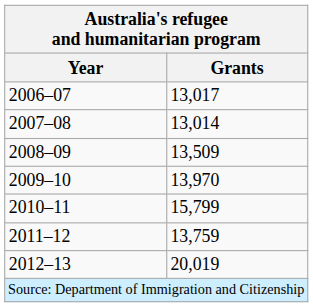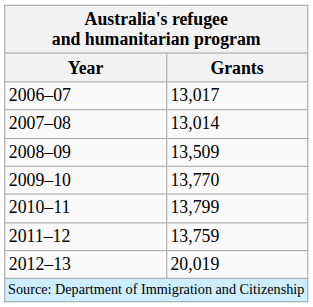(195, 180) 13,970 -> (195, 180) 13,770
(195, 208) 15,799 -> (195, 208) 13,799
